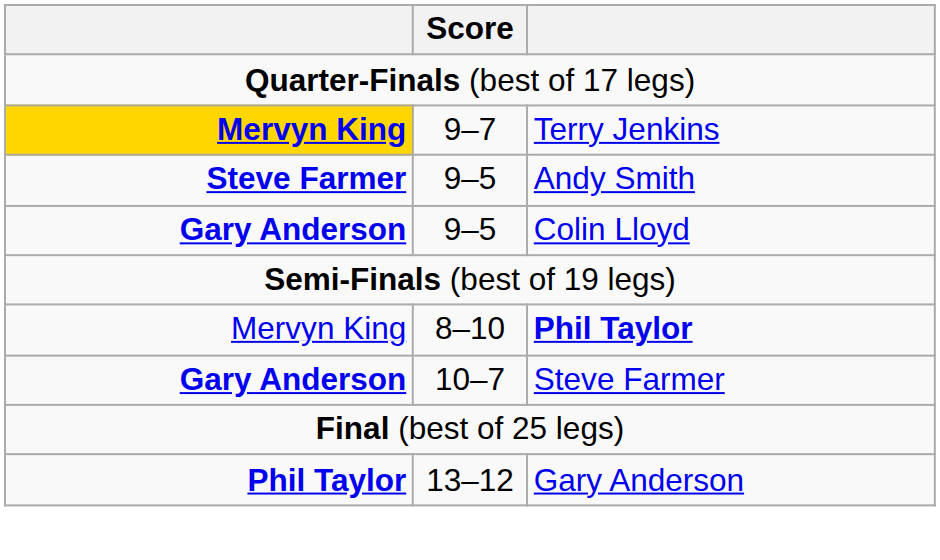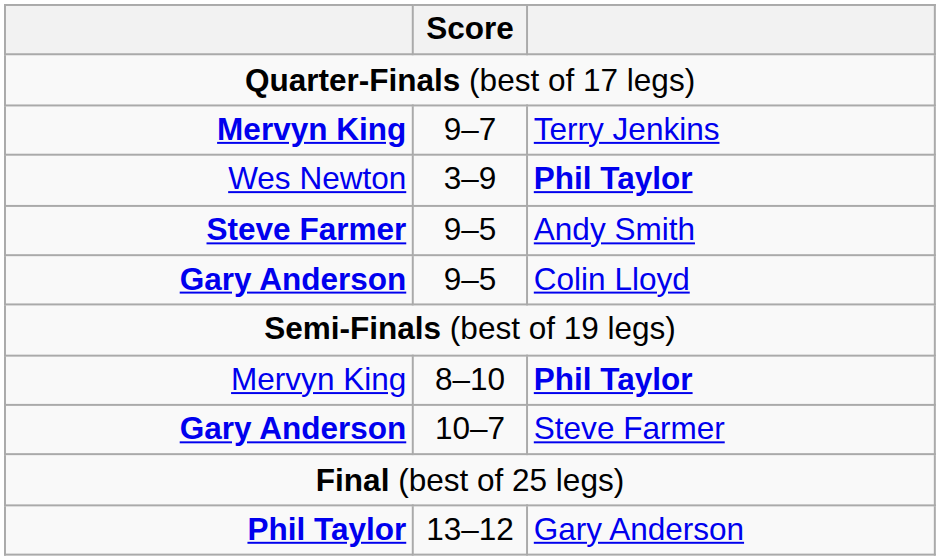(312, 129) gold background -> (312, 129) no background
+ row: (470, 179)
